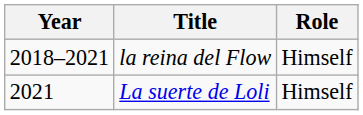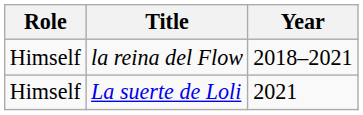columns swapped: (59, 22) <-> (317, 22)
